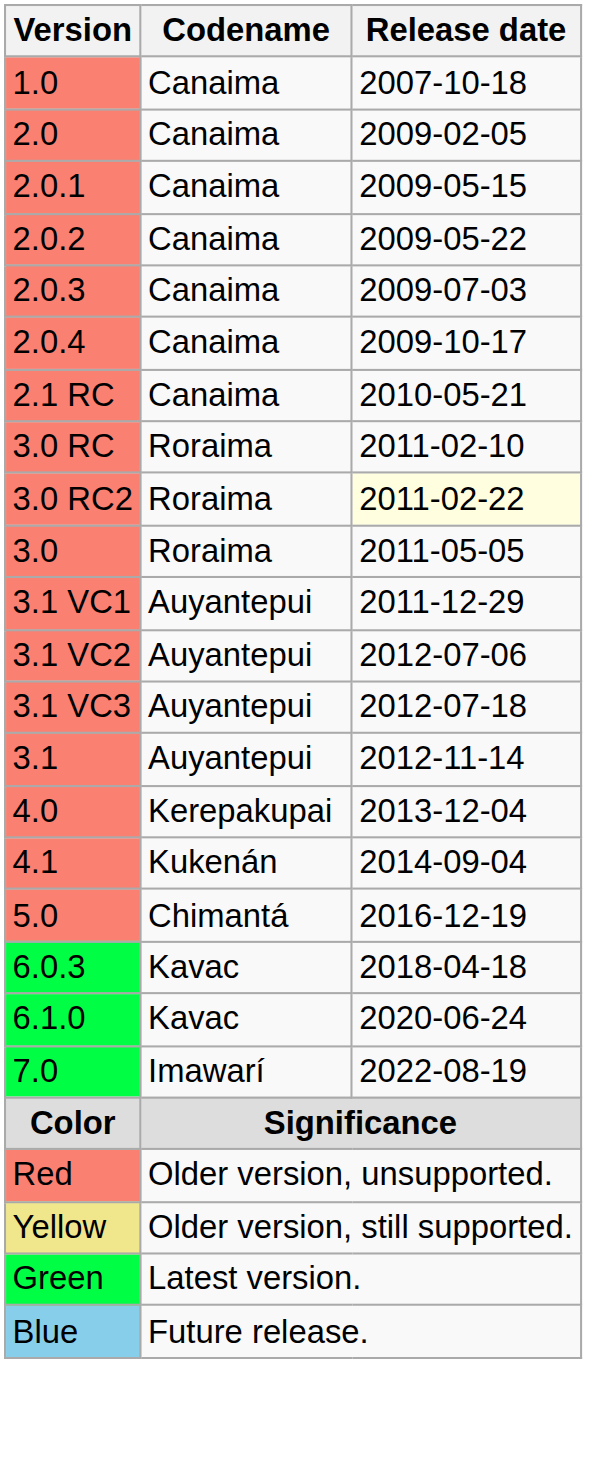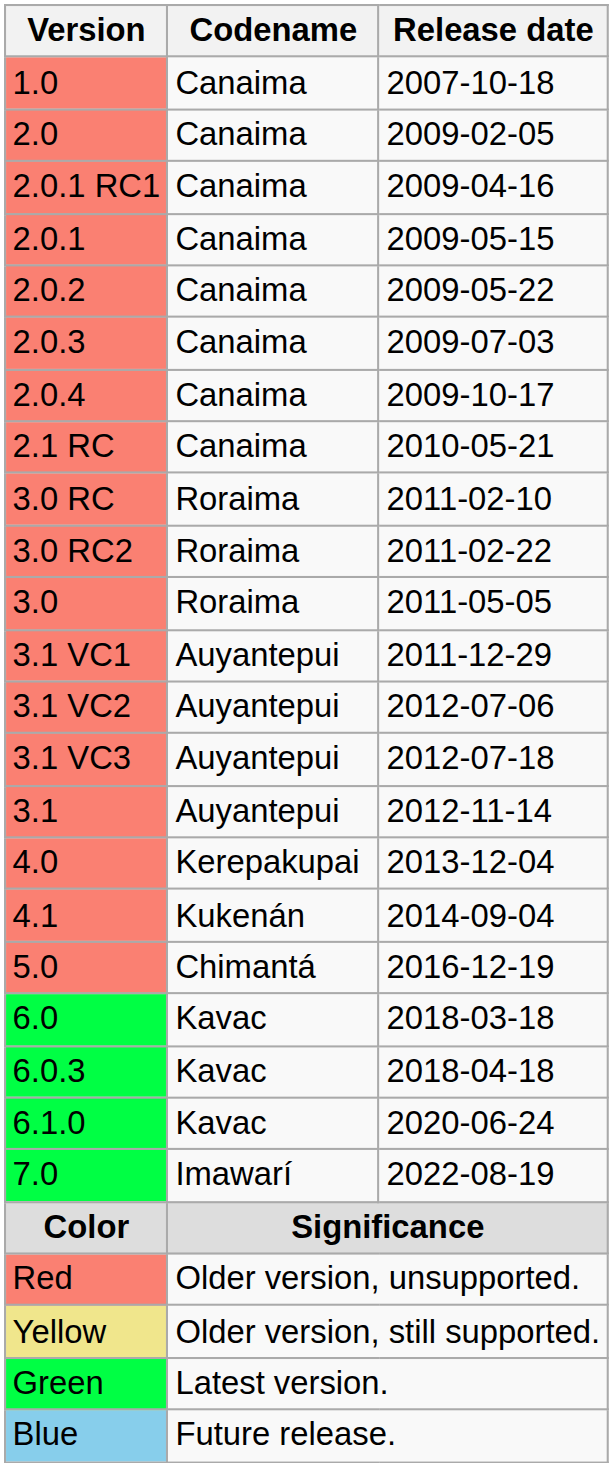+ row: (86, 186)
(442, 498) lightyellow background -> (469, 550) no background
+ row: (35, 1018)
